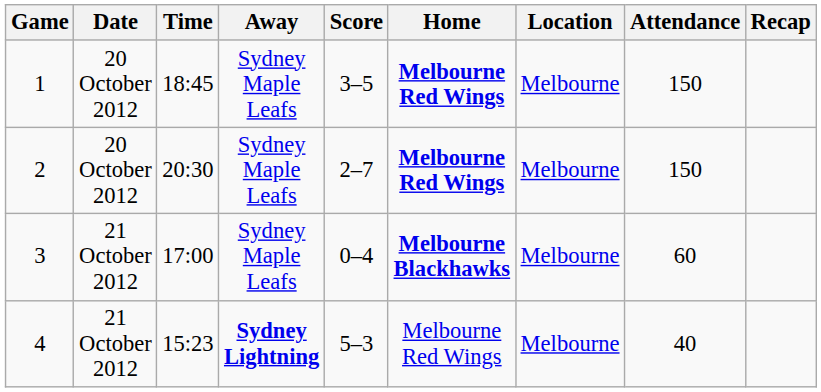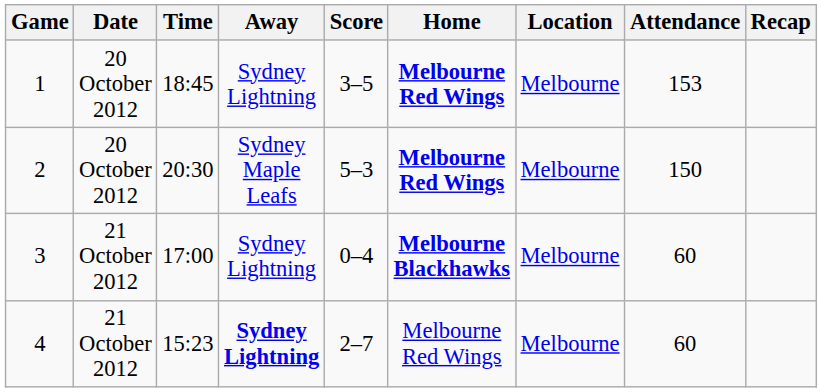(272, 83) Sydney Maple Leafs -> (272, 83) Sydney Lightning
(685, 83) 150 -> (685, 83) 153
(356, 170) 2–7 -> (356, 170) 5–3
(272, 256) Sydney Maple Leafs -> (272, 256) Sydney Lightning
(356, 343) 5–3 -> (356, 343) 2–7
(685, 343) 40 -> (685, 343) 60
